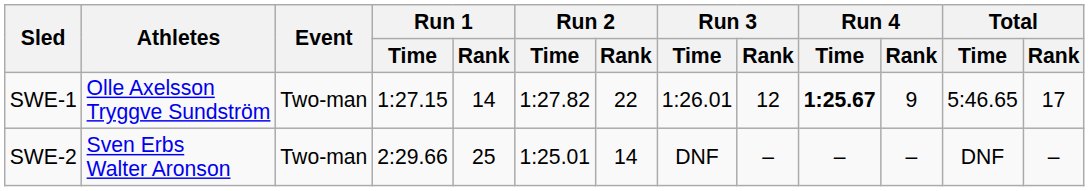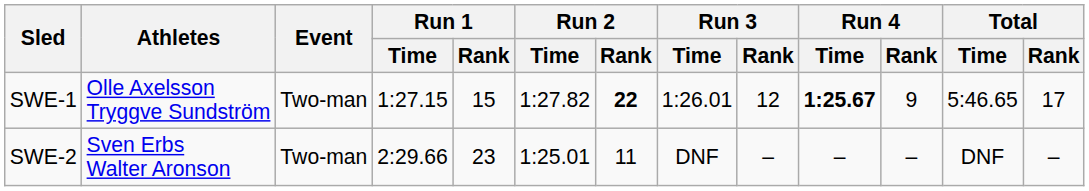(484, 100) 14 -> (484, 100) 15
(626, 100) normal -> (626, 100) bold
(484, 157) 25 -> (484, 157) 23
(626, 157) 14 -> (626, 157) 11
